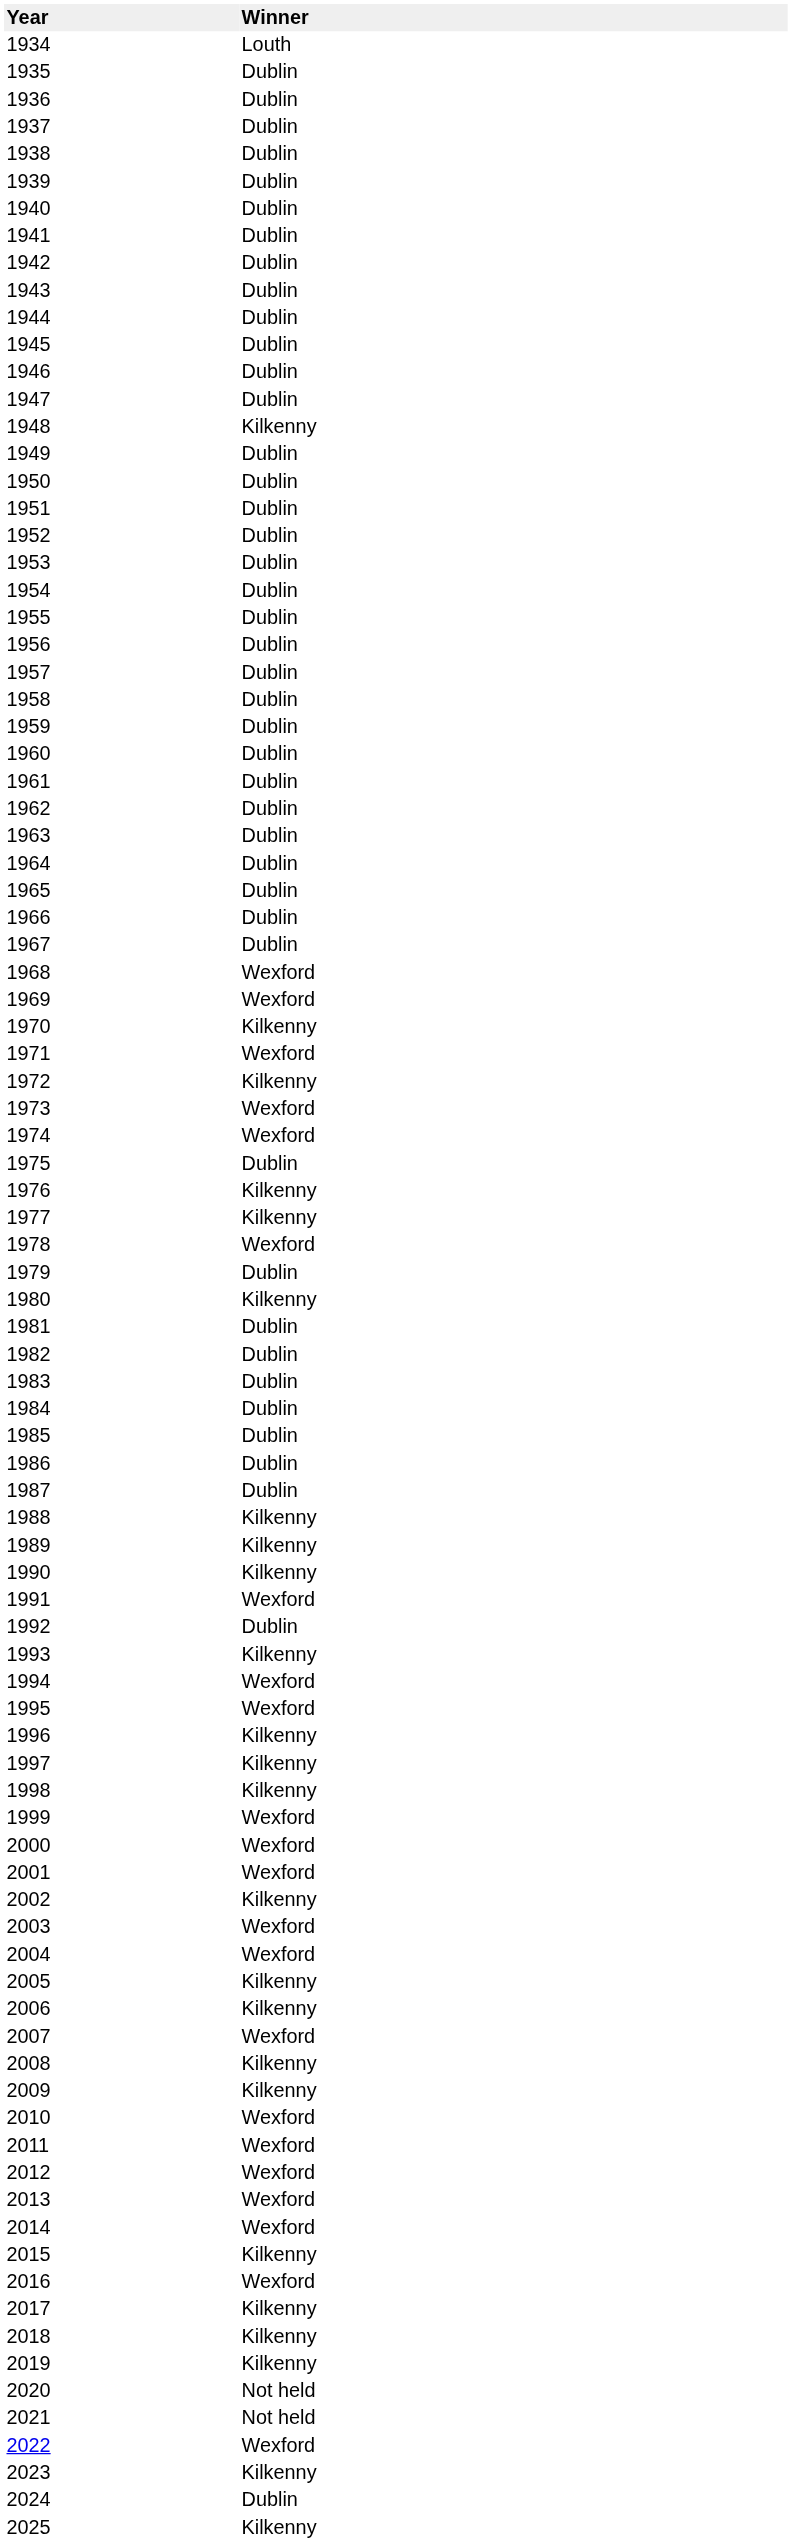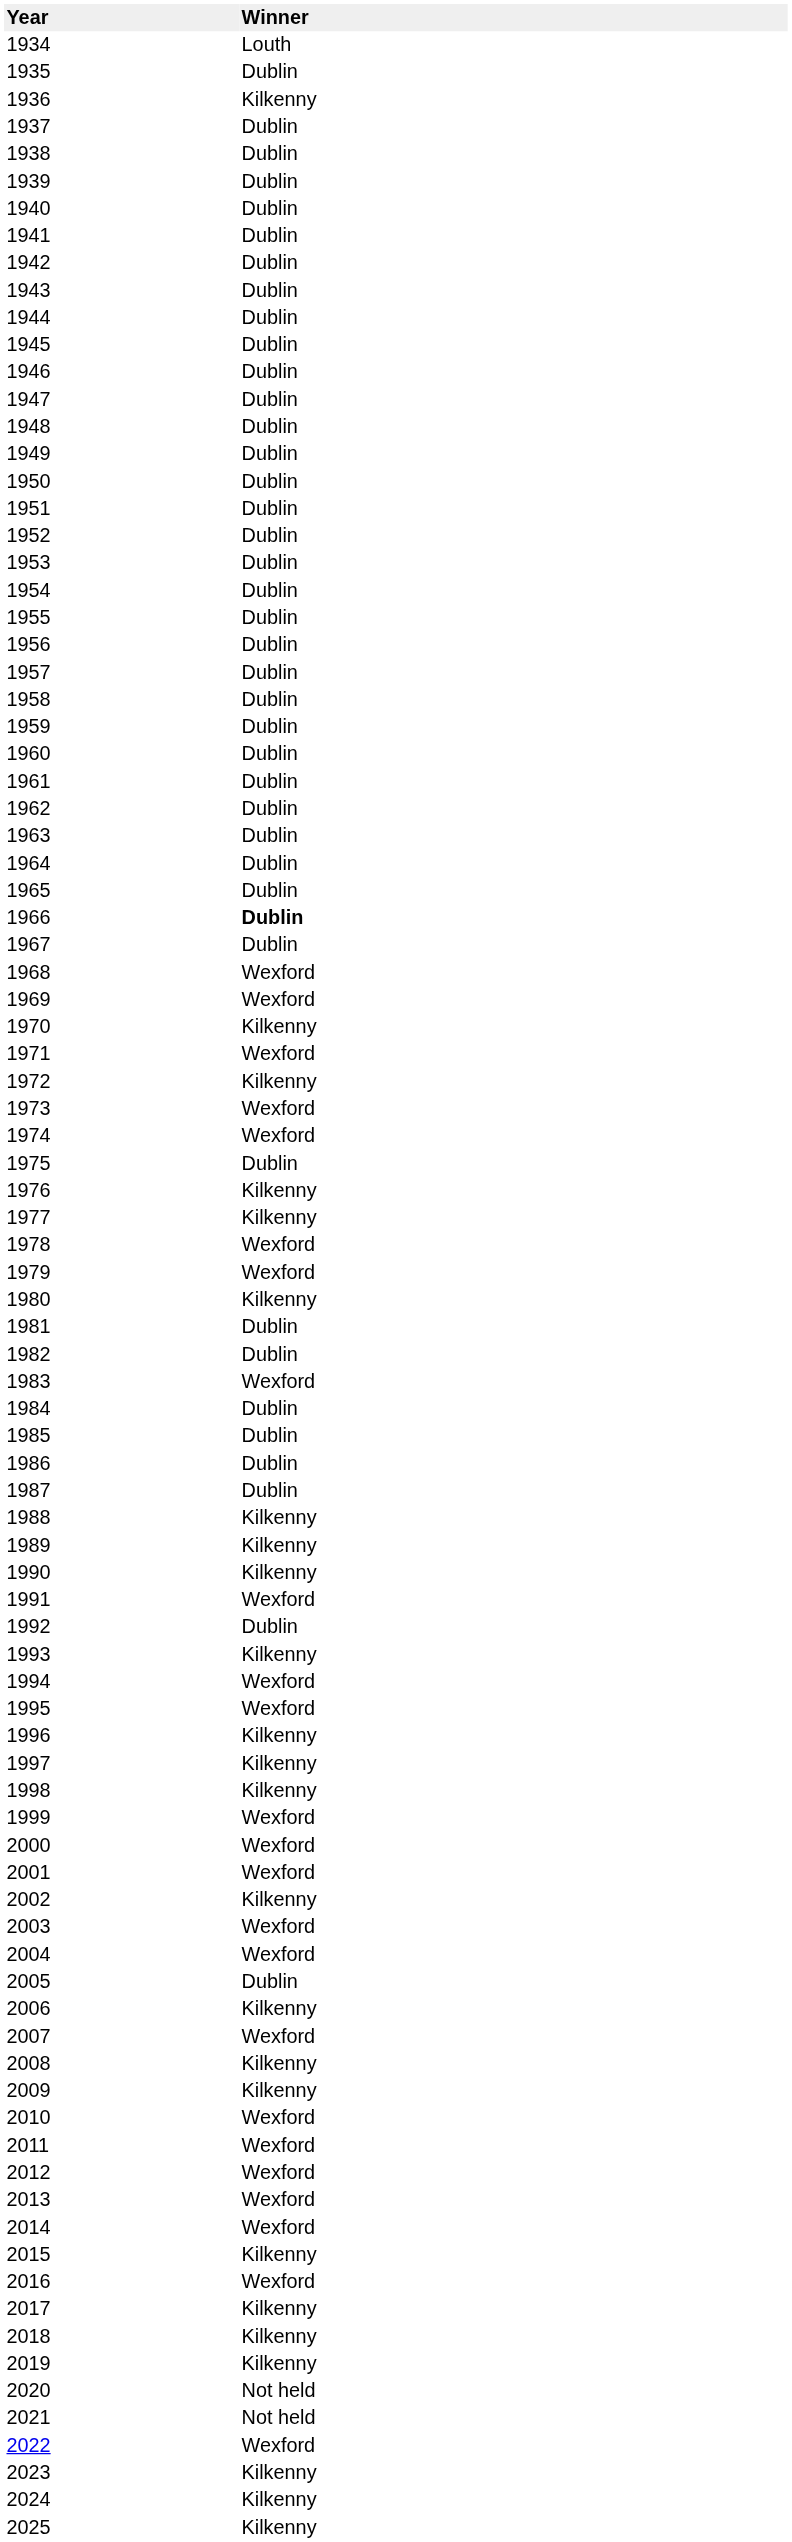(270, 99) Dublin -> (279, 99) Kilkenny
(279, 426) Kilkenny -> (270, 426) Dublin
(270, 917) normal -> (272, 917) bold
(270, 1272) Dublin -> (278, 1272) Wexford
(270, 1381) Dublin -> (278, 1381) Wexford
(279, 1981) Kilkenny -> (270, 1981) Dublin
(270, 2500) Dublin -> (279, 2500) Kilkenny
